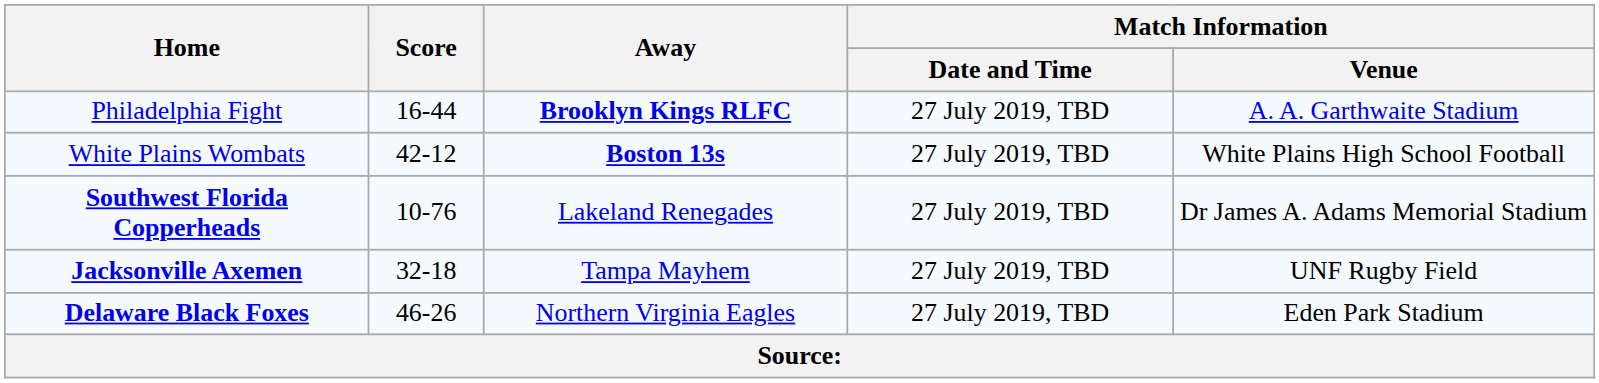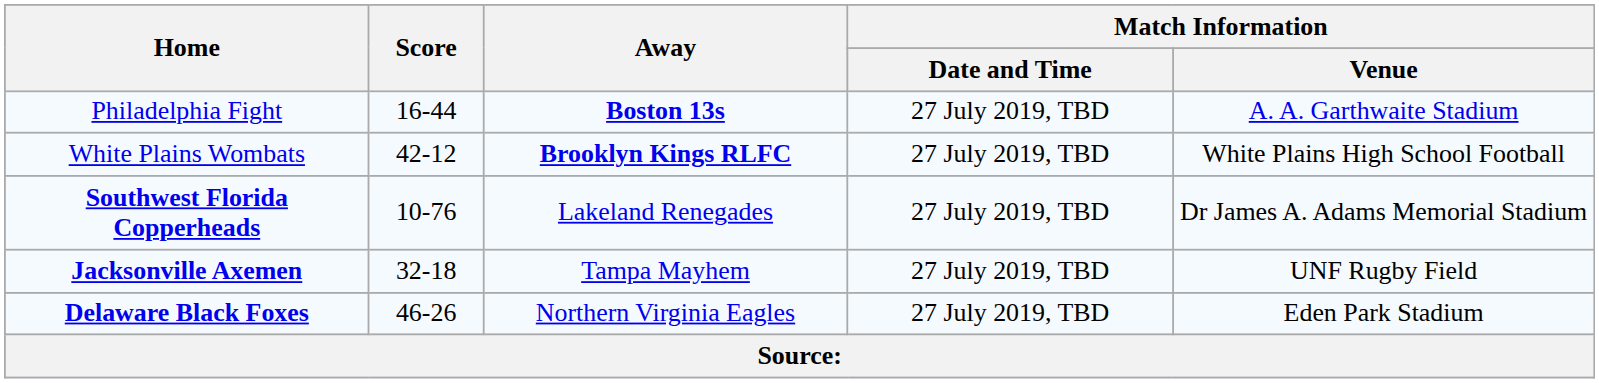(666, 111) Brooklyn Kings RLFC -> (665, 111) Boston 13s
(665, 154) Boston 13s -> (666, 154) Brooklyn Kings RLFC
